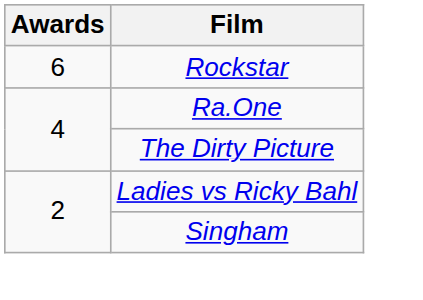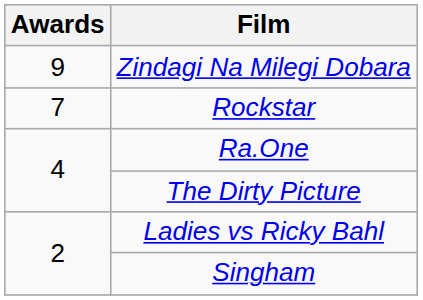+ row: (264, 66)
(58, 66) 6 -> (58, 107) 7
